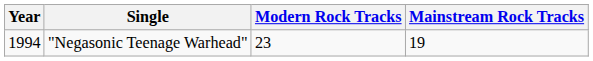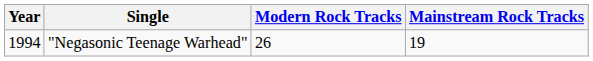(263, 42) 23 -> (263, 42) 26
